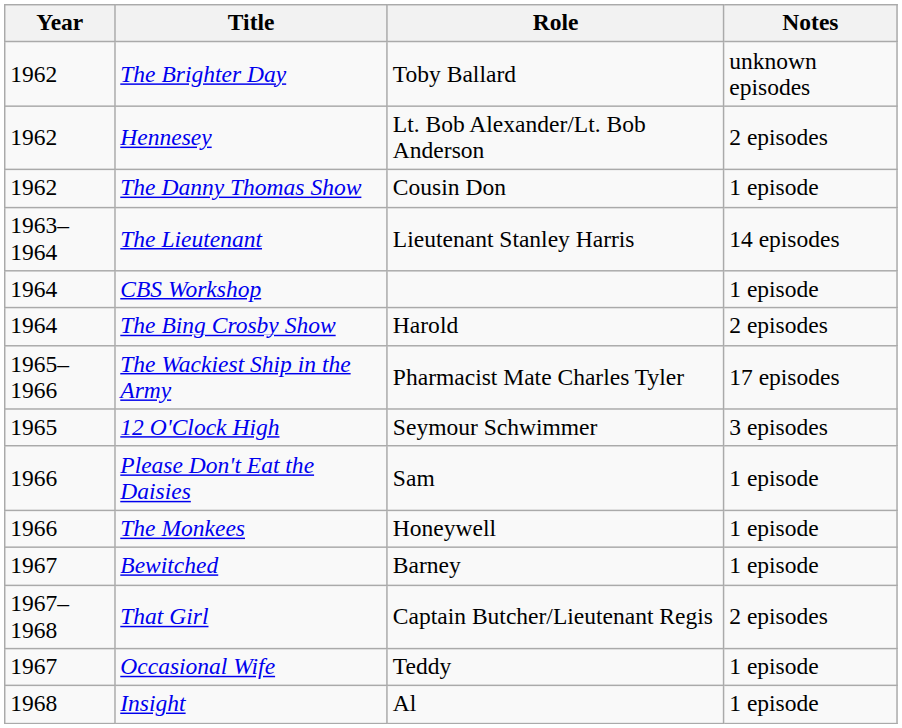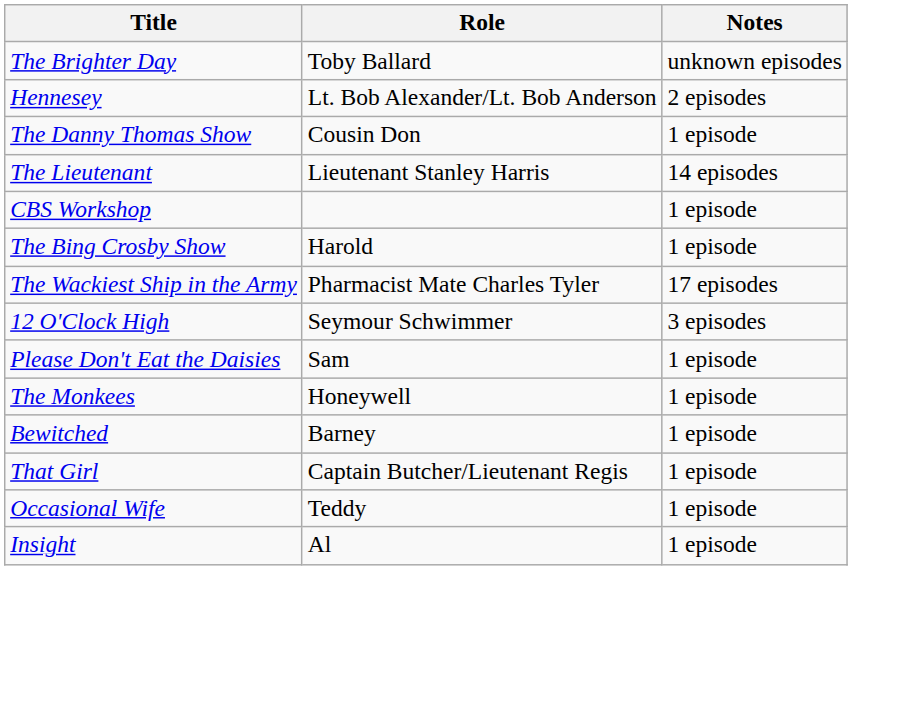- column: (60, 23)
(779, 326) 2 episodes -> (712, 246) 1 episode
(779, 616) 2 episodes -> (712, 470) 1 episode
